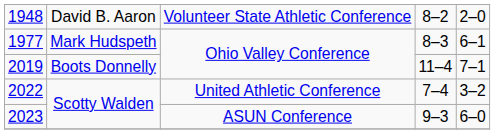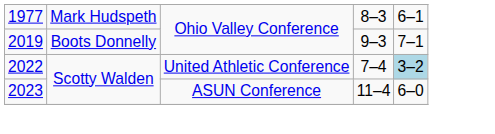- row: (26, 16)
(435, 66) 11–4 -> (374, 41) 9–3
(473, 91) no background -> (411, 66) lightblue background
(435, 116) 9–3 -> (374, 91) 11–4
